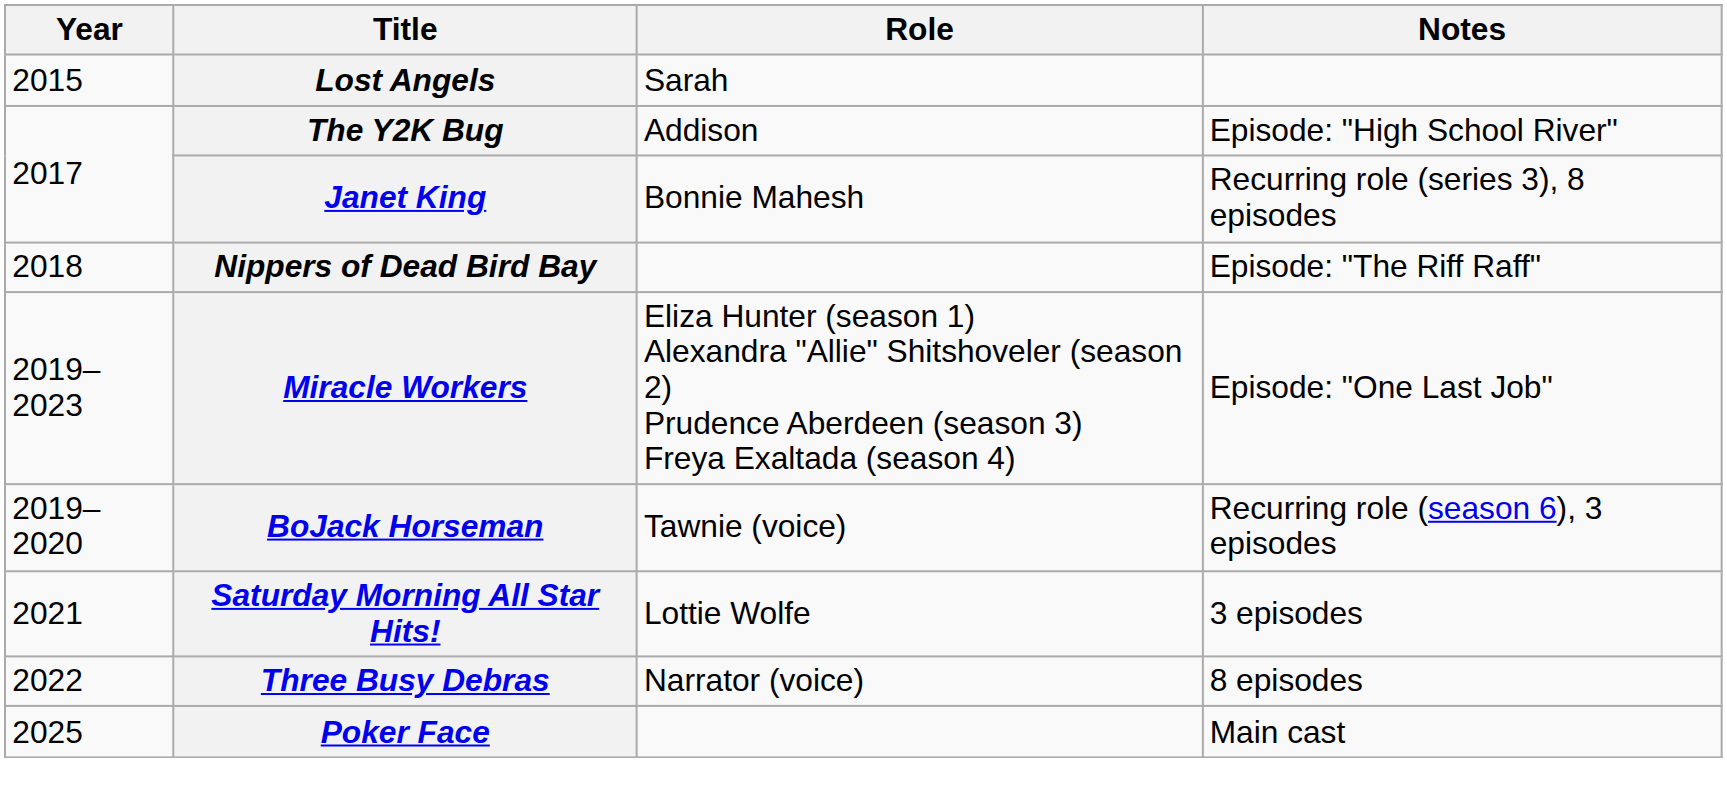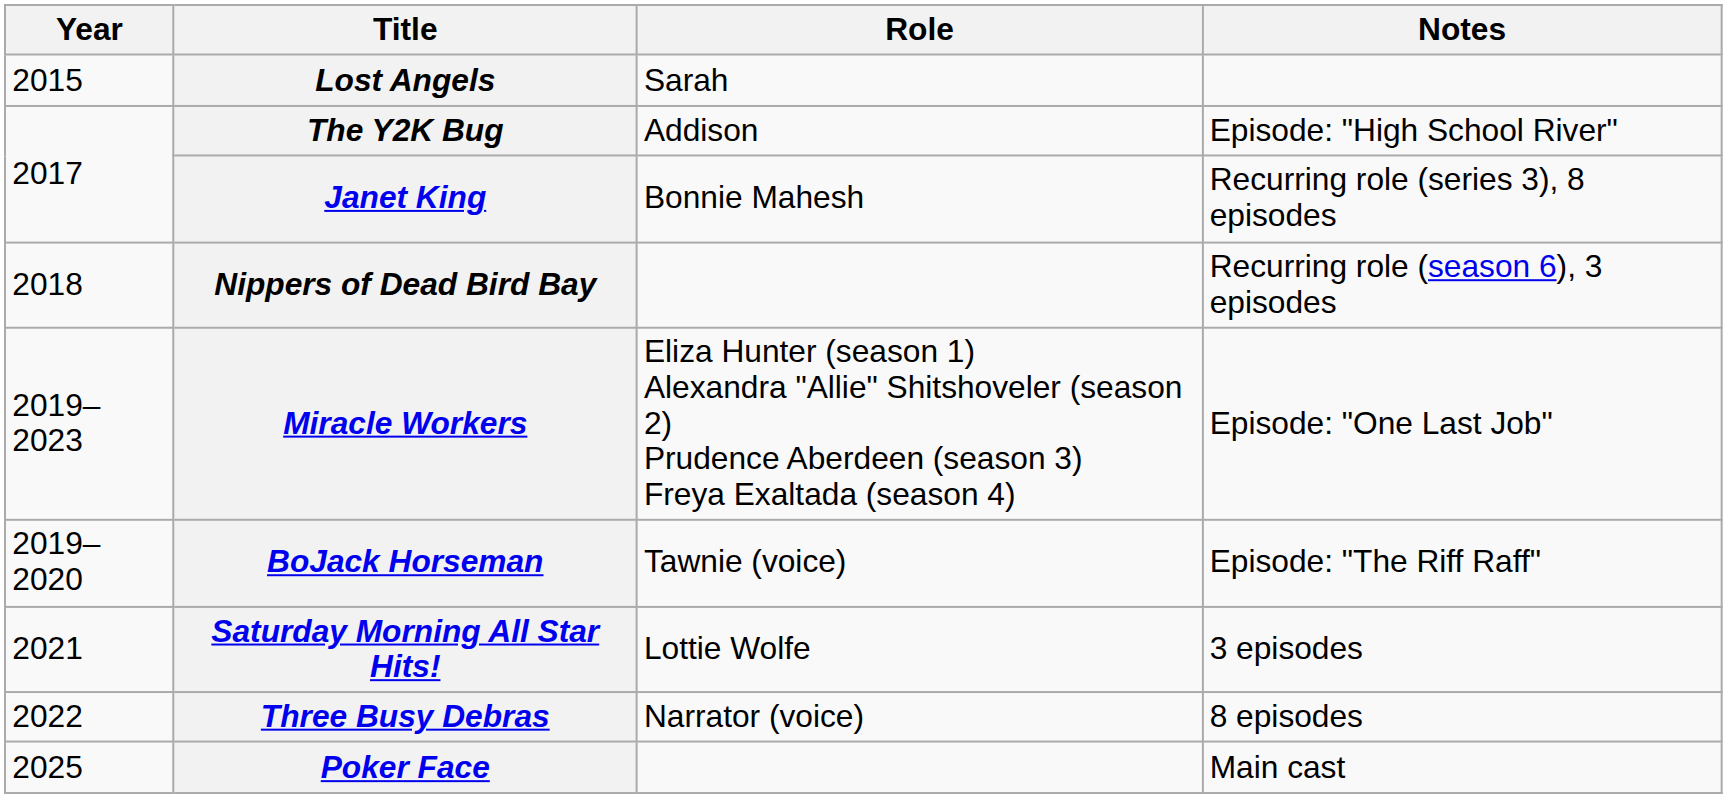(1375, 266) Episode: "The Riff Raff" -> (1406, 284) Recurring role (season 6), 3 episodes
(1406, 527) Recurring role (season 6), 3 episodes -> (1375, 562) Episode: "The Riff Raff"
